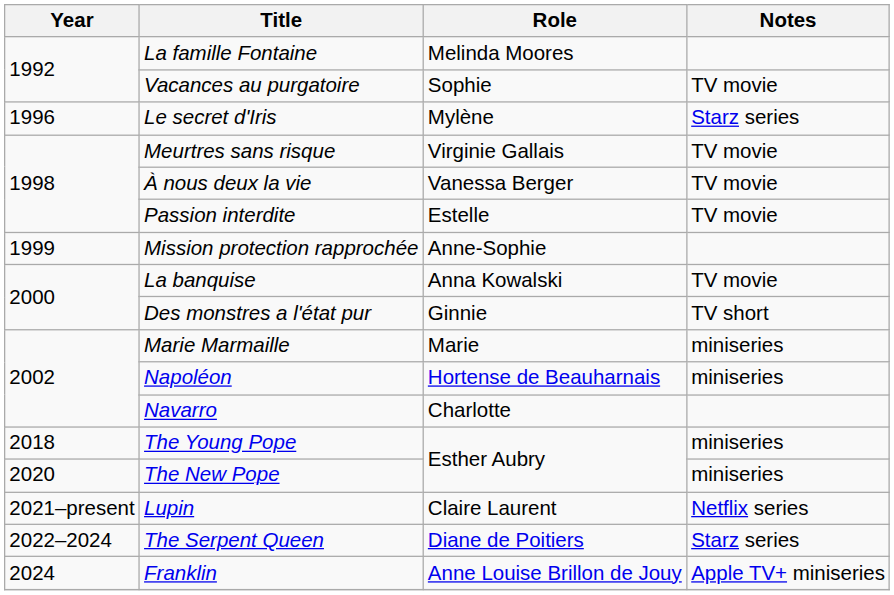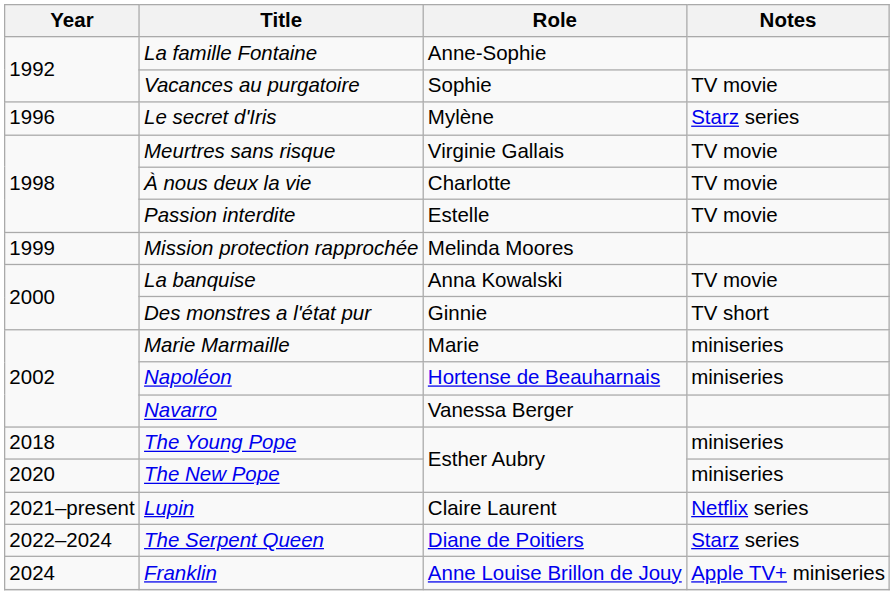(501, 53) Melinda Moores -> (487, 53) Anne-Sophie
(501, 183) Vanessa Berger -> (469, 183) Charlotte
(487, 248) Anne-Sophie -> (501, 248) Melinda Moores
(469, 410) Charlotte -> (501, 410) Vanessa Berger
